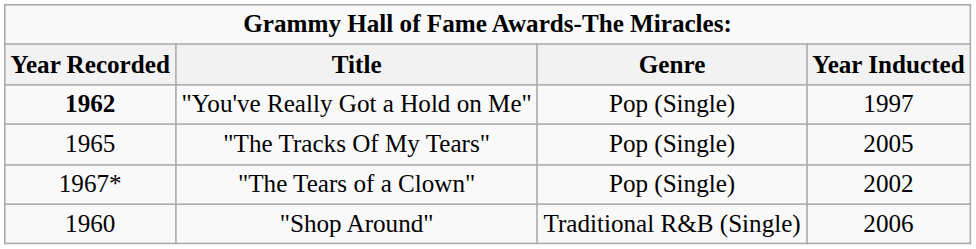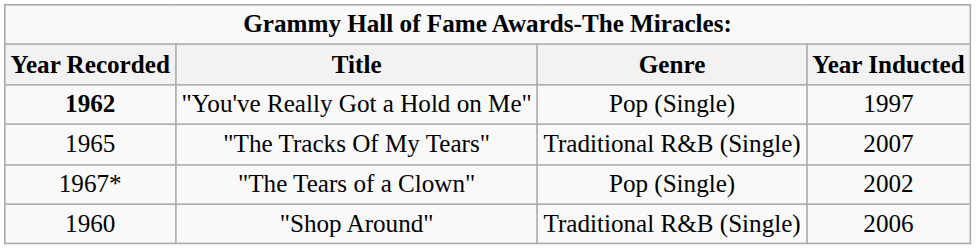(672, 143) Pop (Single) -> (672, 143) Traditional R&B (Single)
(888, 143) 2005 -> (888, 143) 2007
